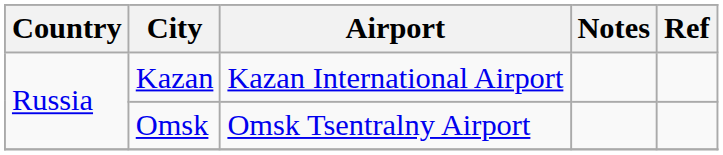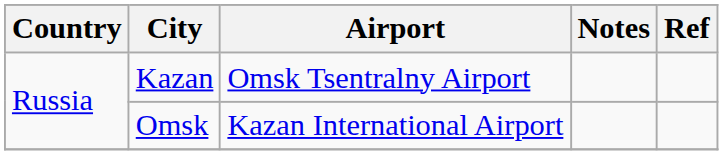(395, 76) Kazan International Airport -> (379, 76) Omsk Tsentralny Airport
(379, 125) Omsk Tsentralny Airport -> (395, 125) Kazan International Airport
